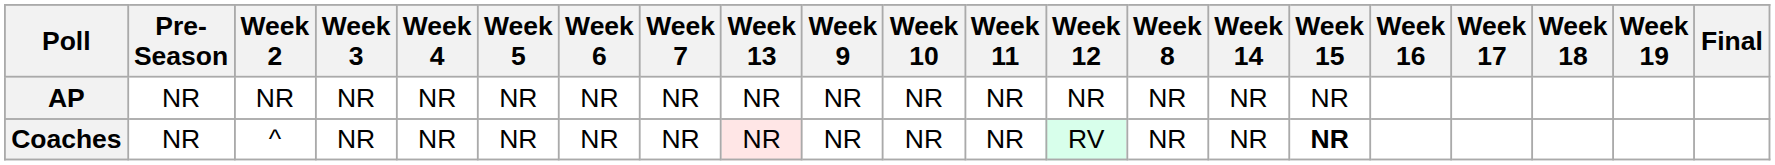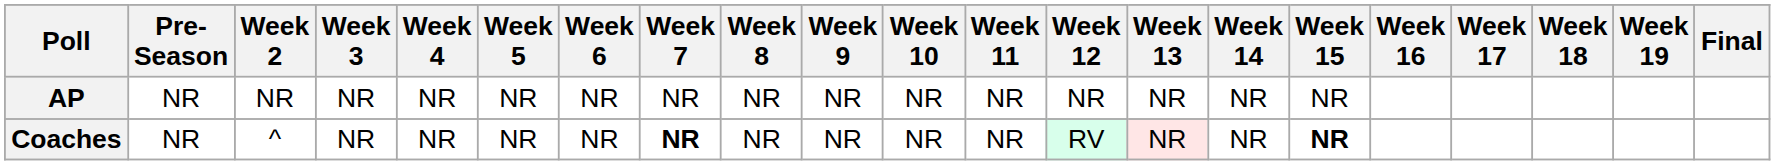columns swapped: (1167, 41) <-> (762, 41)
(681, 139) normal -> (681, 139) bold
